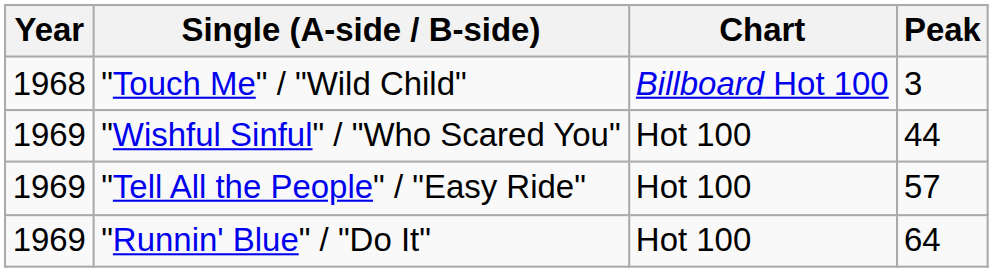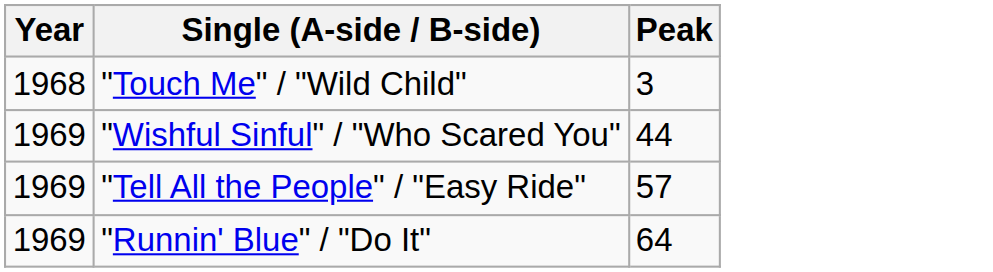- column: (762, 30)
